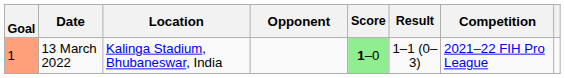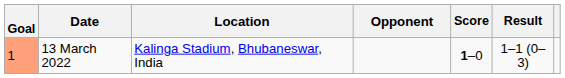- column: (498, 22)
(368, 56) lightgreen background -> (471, 56) no background
